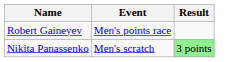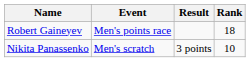+ column: (230, 13)
(194, 48) lightgreen background -> (194, 48) no background
